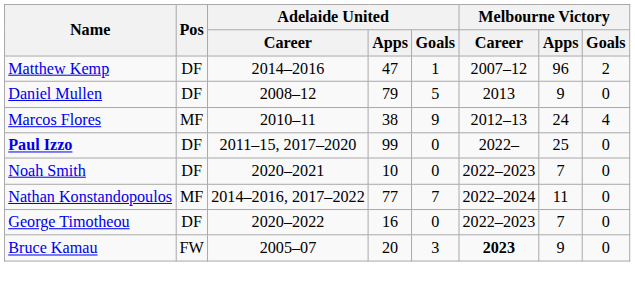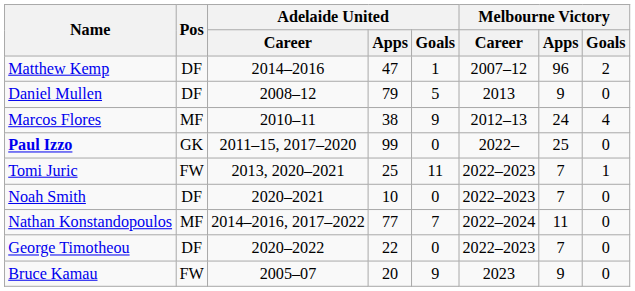(192, 145) DF -> (192, 145) GK
+ row: (43, 171)
(390, 222) 16 -> (390, 247) 22
(435, 247) 3 -> (435, 273) 9
(499, 247) bold -> (499, 273) normal
